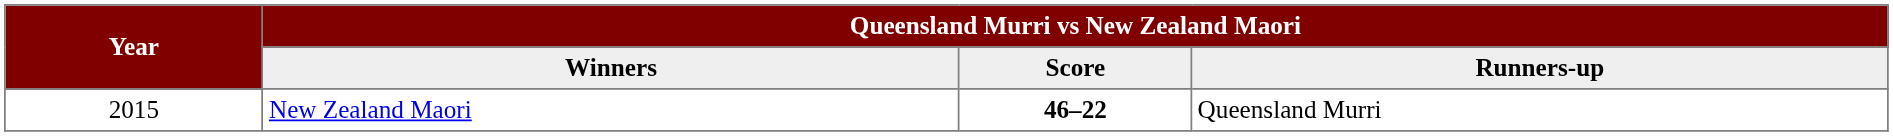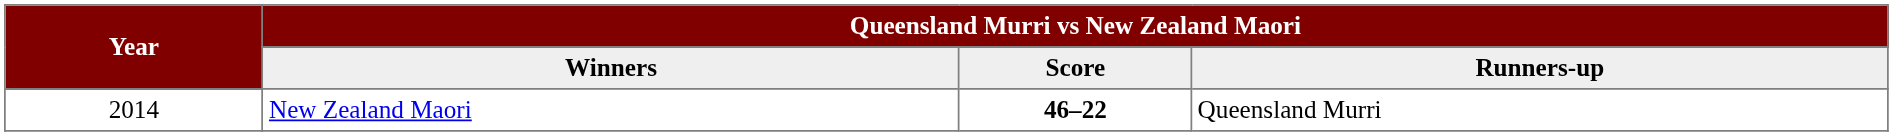(134, 109) 2015 -> (134, 109) 2014
